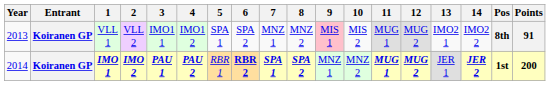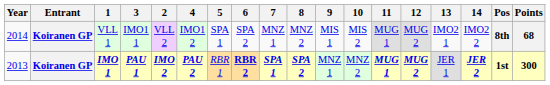columns swapped: (134, 12) <-> (162, 12)
(17, 36) 2013 -> (17, 36) 2014
(330, 36) pink background -> (330, 36) no background
(529, 36) 91 -> (529, 36) 68
(17, 65) 2014 -> (17, 65) 2013
(529, 65) 200 -> (529, 65) 300
